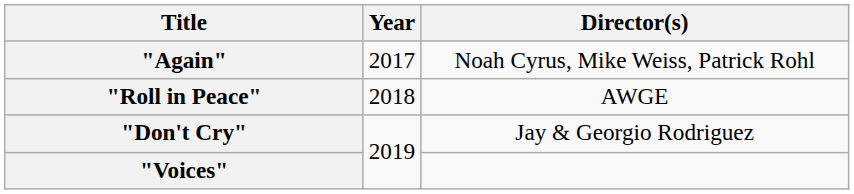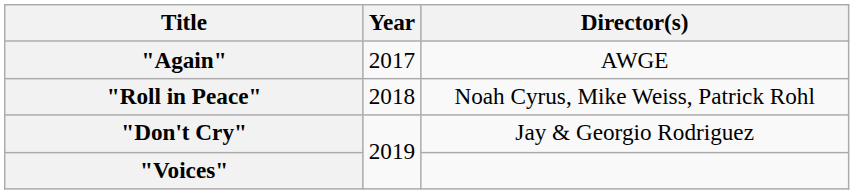(635, 59) Noah Cyrus, Mike Weiss, Patrick Rohl -> (635, 59) AWGE
(635, 96) AWGE -> (635, 96) Noah Cyrus, Mike Weiss, Patrick Rohl
